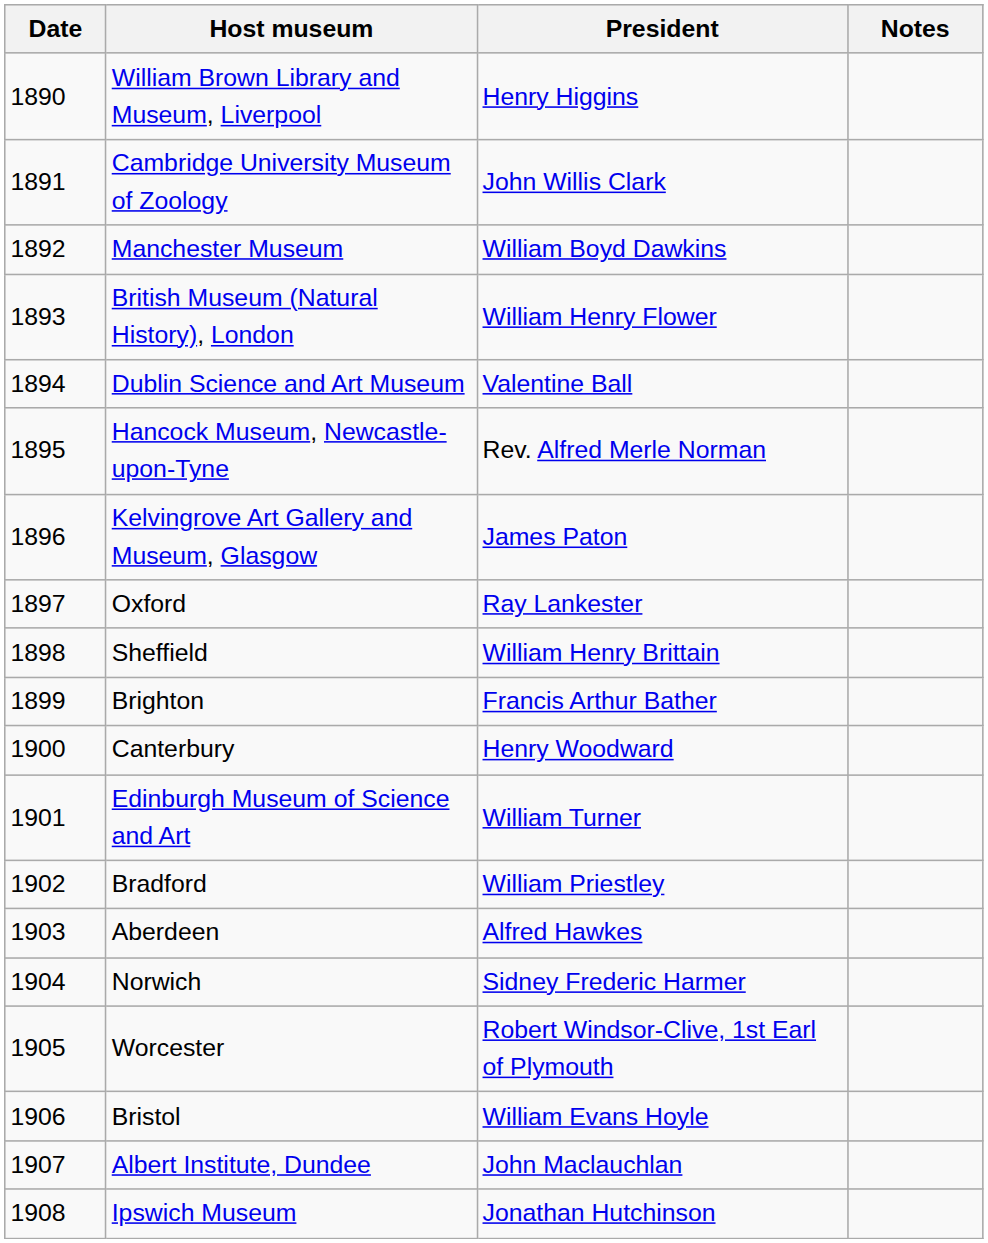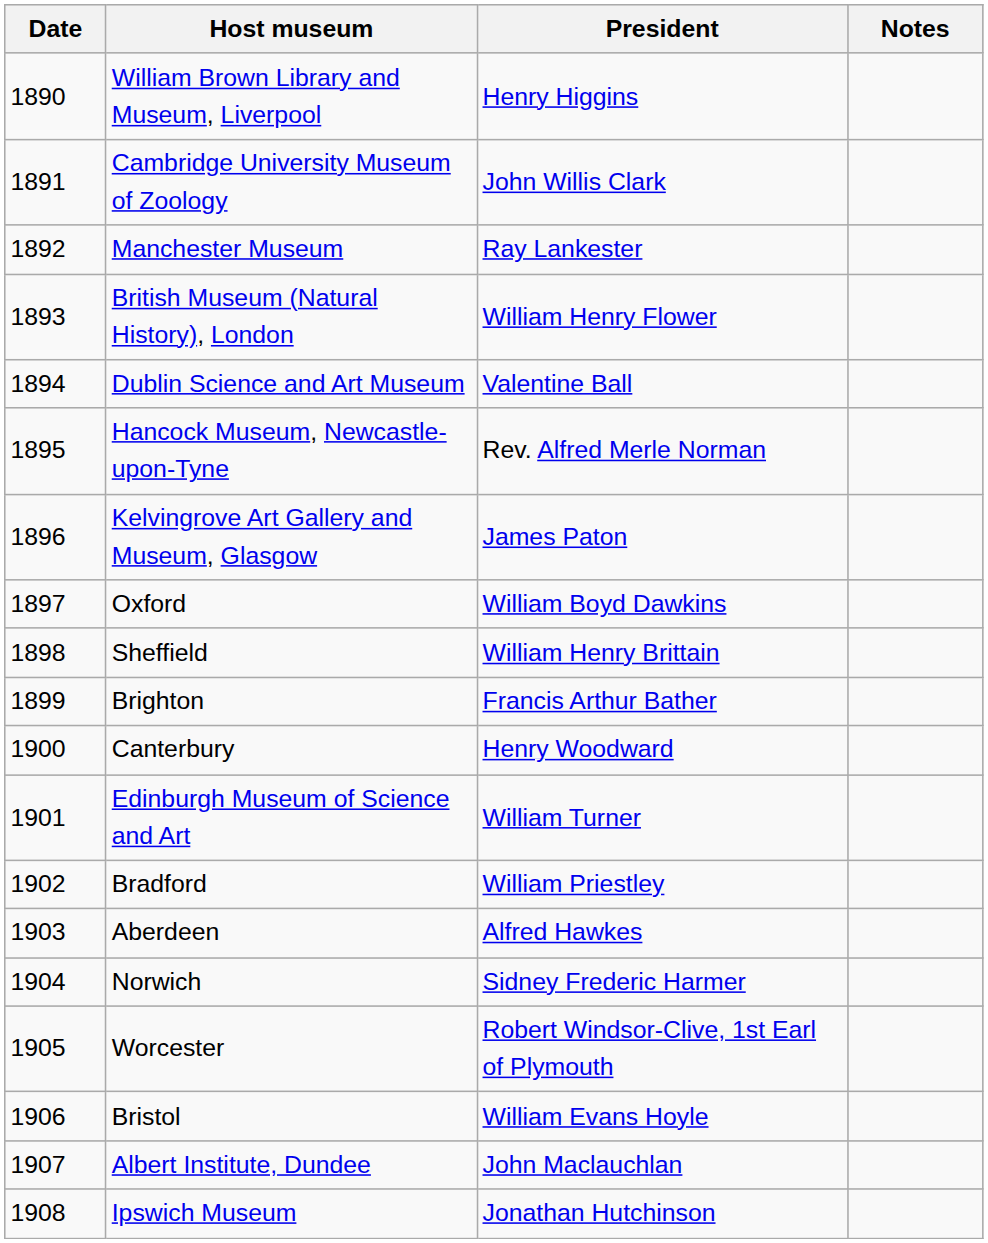(604, 249) William Boyd Dawkins -> (562, 249) Ray Lankester
(562, 603) Ray Lankester -> (604, 603) William Boyd Dawkins
